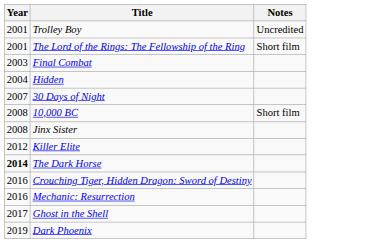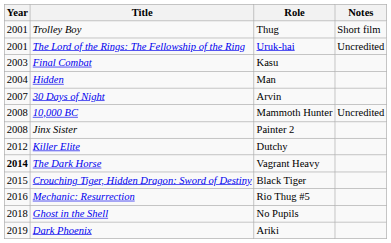+ column: (295, 12)
(280, 29) Uncredited -> (359, 29) Short film
(278, 46) Short film -> (361, 46) Uncredited
(278, 113) Short film -> (361, 113) Uncredited
(17, 180) 2016 -> (17, 180) 2015
(17, 213) 2017 -> (17, 213) 2018
